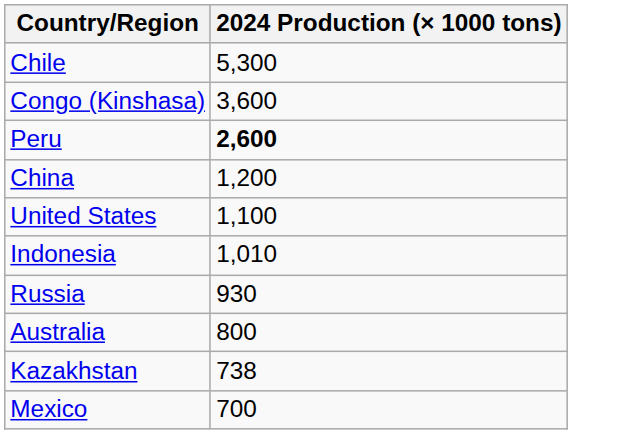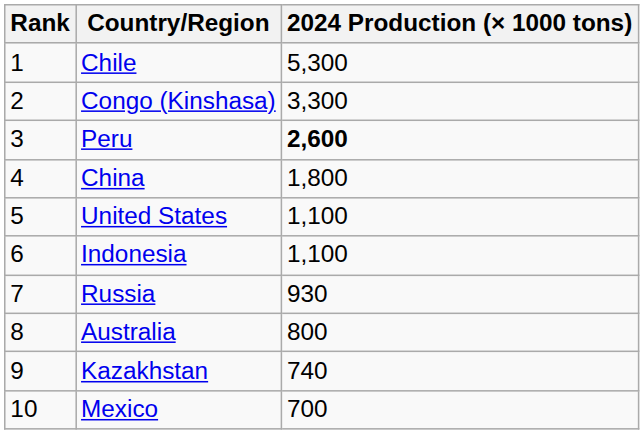+ column: (40, 23)
(247, 100) 3,600 -> (317, 100) 3,300
(247, 178) 1,200 -> (317, 178) 1,800
(247, 255) 1,010 -> (317, 255) 1,100
(237, 370) 738 -> (307, 370) 740
